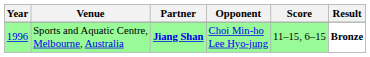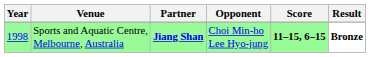(18, 37) 1996 -> (18, 37) 1998
(299, 37) normal -> (299, 37) bold
